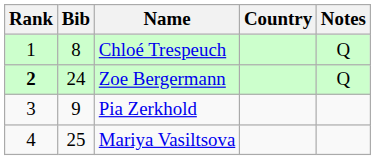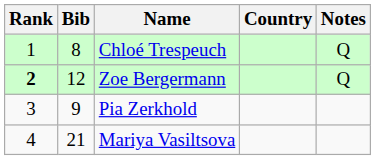(76, 79) 24 -> (76, 79) 12
(76, 139) 25 -> (76, 139) 21
